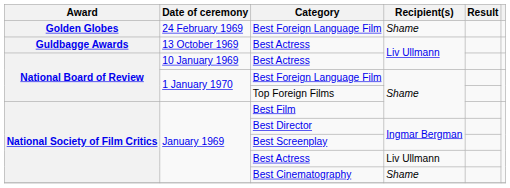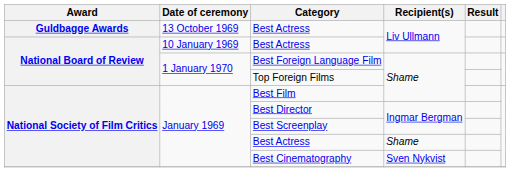- row: (203, 28)
(413, 158) Liv Ullmann -> (402, 142) Shame
(402, 175) Shame -> (416, 158) Sven Nykvist
